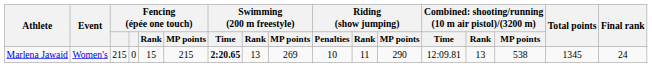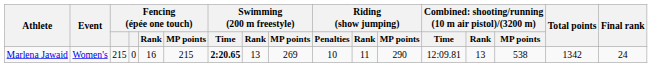(151, 55) 15 -> (151, 55) 16
(572, 55) 1345 -> (572, 55) 1342
